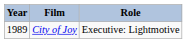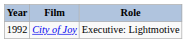(17, 30) 1989 -> (17, 30) 1992
